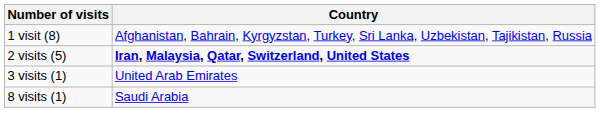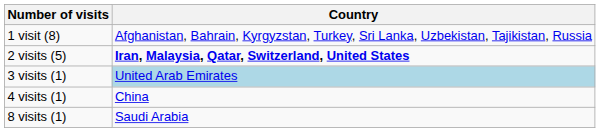(176, 76) no background -> (176, 76) lightblue background
+ row: (37, 96)
